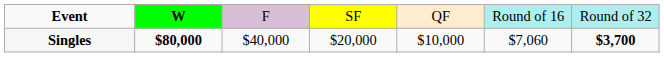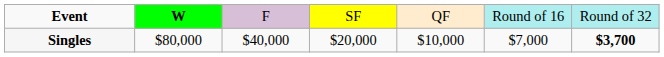(178, 40) bold -> (178, 40) normal
(528, 40) $7,060 -> (528, 40) $7,000
